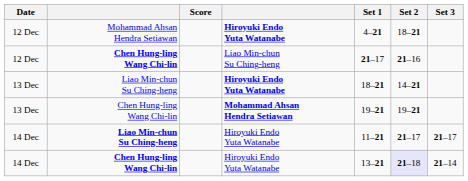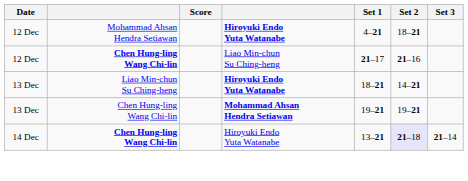- row: (26, 137)
